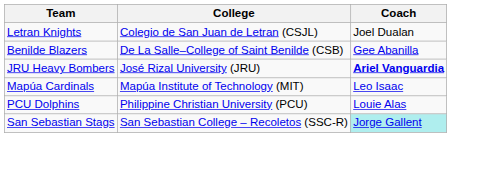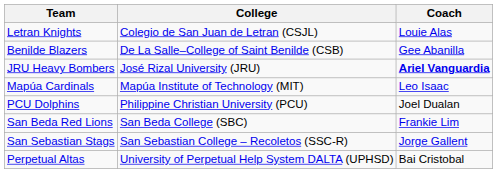(384, 31) Joel Dualan -> (425, 31) Louie Alas
(380, 104) Louie Alas -> (429, 104) Joel Dualan
+ row: (60, 123)
(387, 123) paleturquoise background -> (433, 141) no background
+ row: (46, 159)
